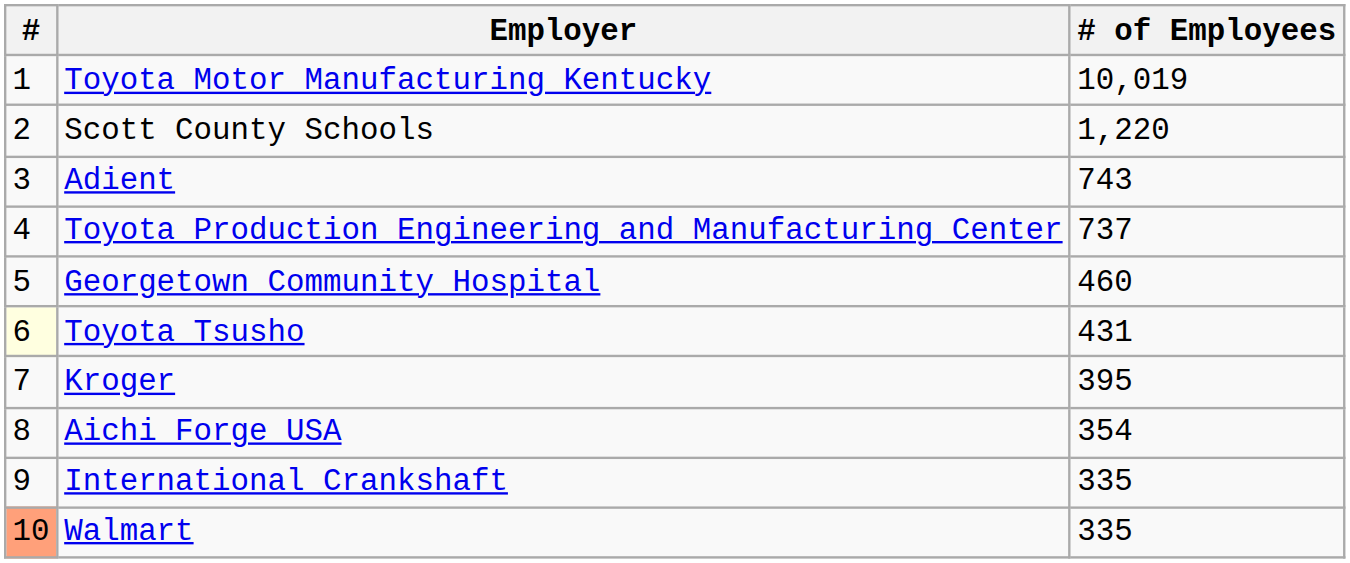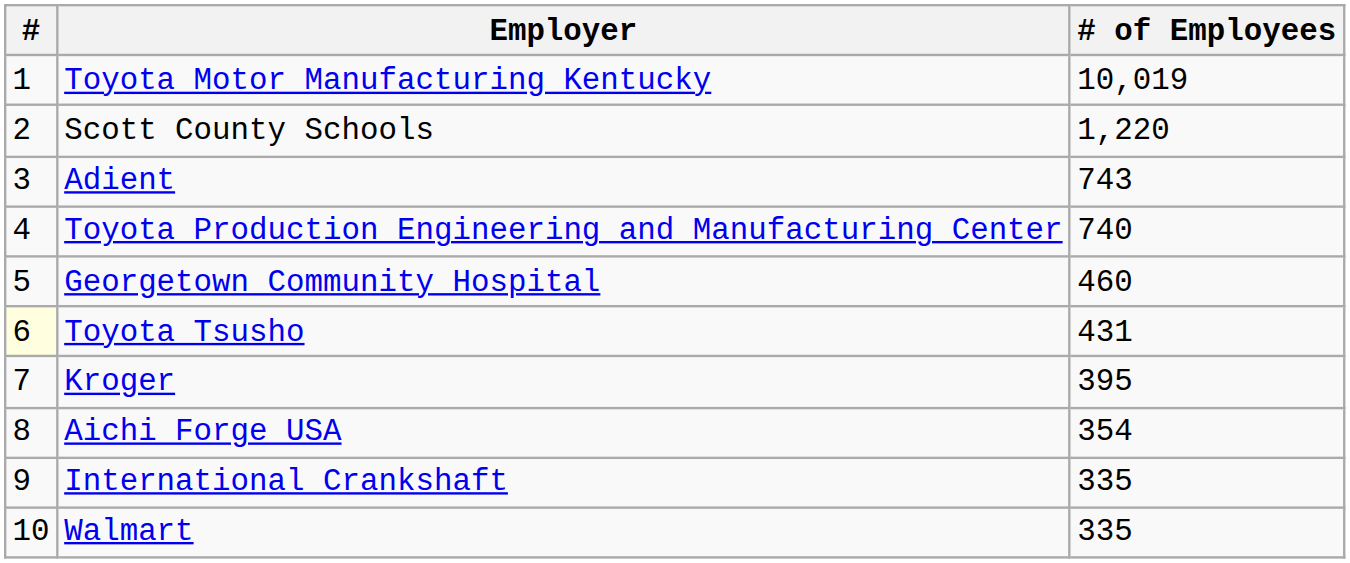(1105, 231) 737 -> (1105, 231) 740
(31, 532) lightsalmon background -> (31, 532) no background
